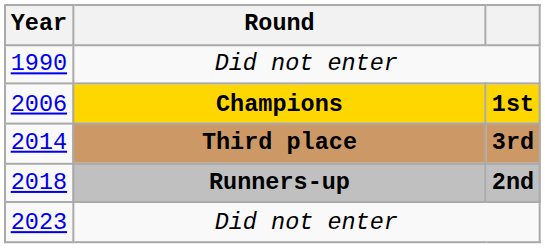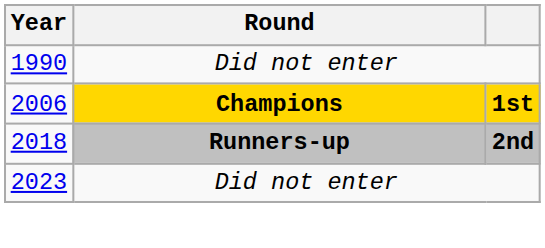- row: (39, 143)
